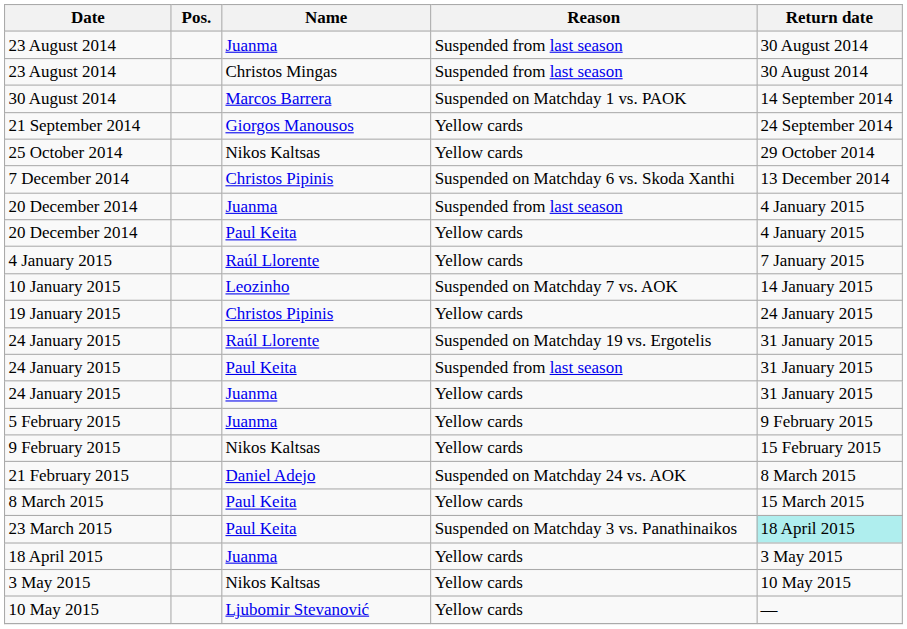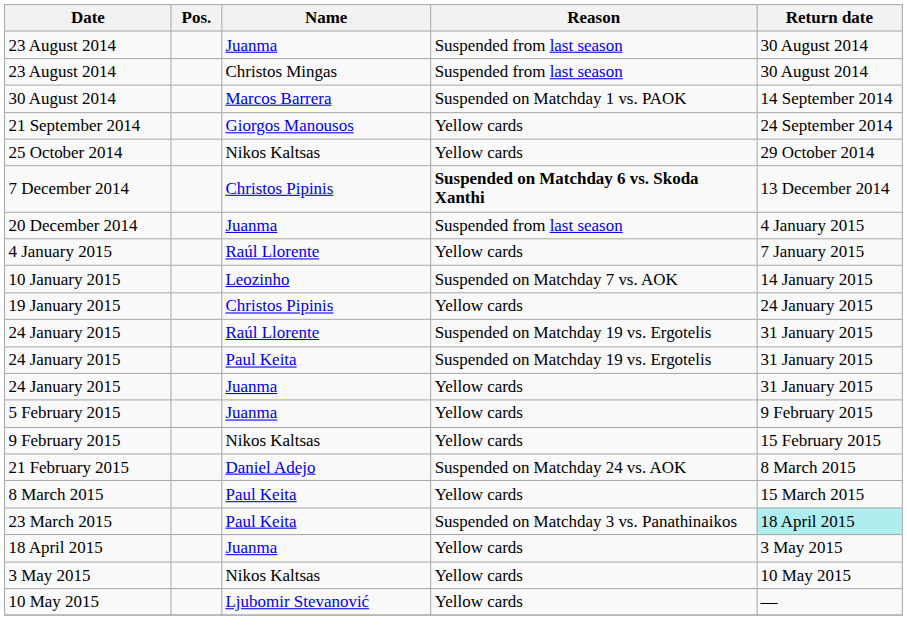(585, 179) normal -> (567, 188) bold
- row: (73, 233)
(529, 367) Suspended from last season -> (573, 359) Suspended on Matchday 19 vs. Ergotelis
